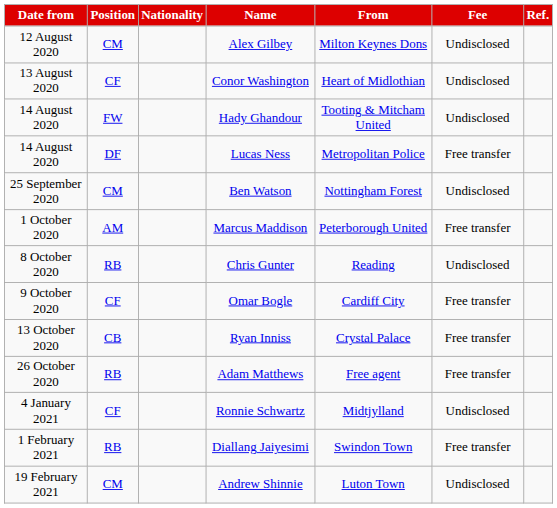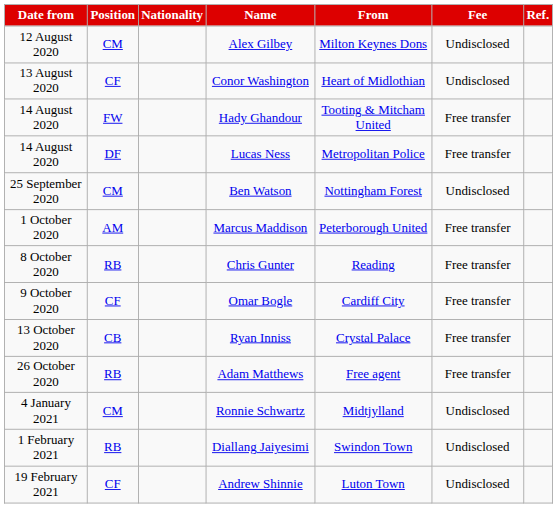(478, 117) Undisclosed -> (478, 117) Free transfer
(478, 264) Undisclosed -> (478, 264) Free transfer
(113, 411) CF -> (113, 411) CM
(478, 448) Free transfer -> (478, 448) Undisclosed
(113, 484) CM -> (113, 484) CF
